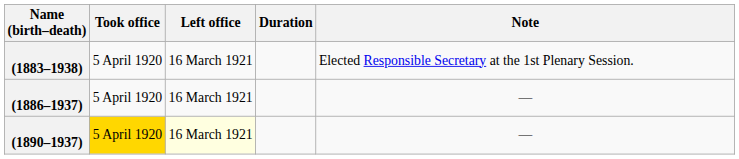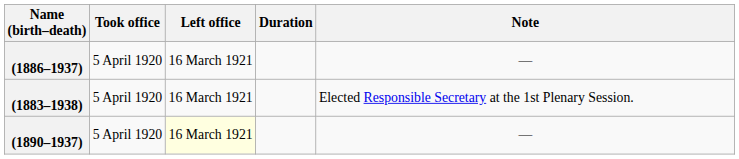rows swapped: (47, 68) <-> (47, 105)
(127, 135) gold background -> (127, 135) no background
